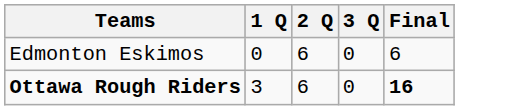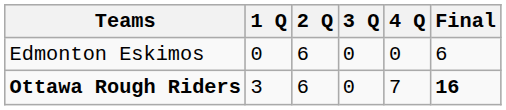+ column: (407, 21)
